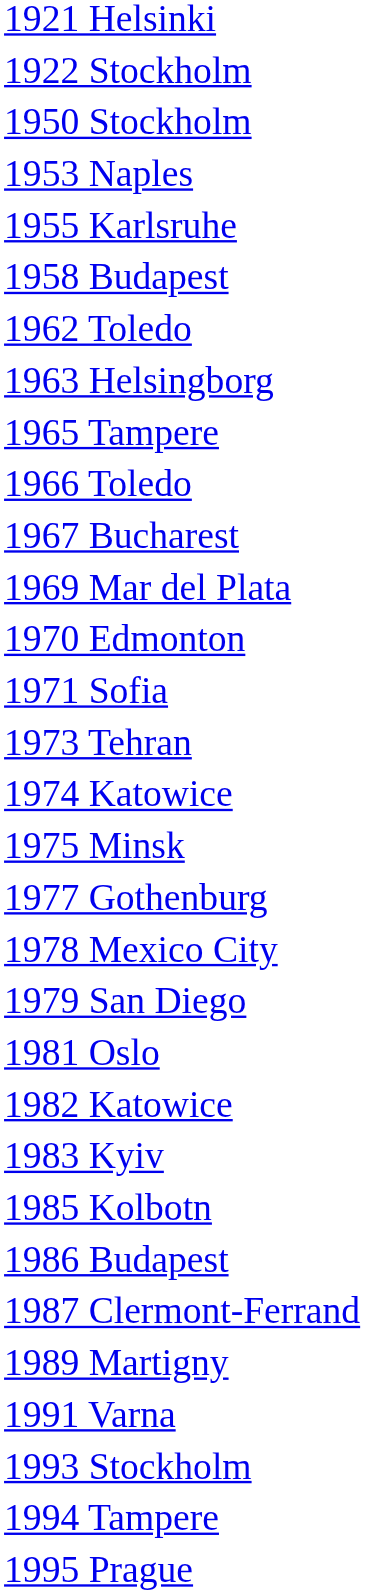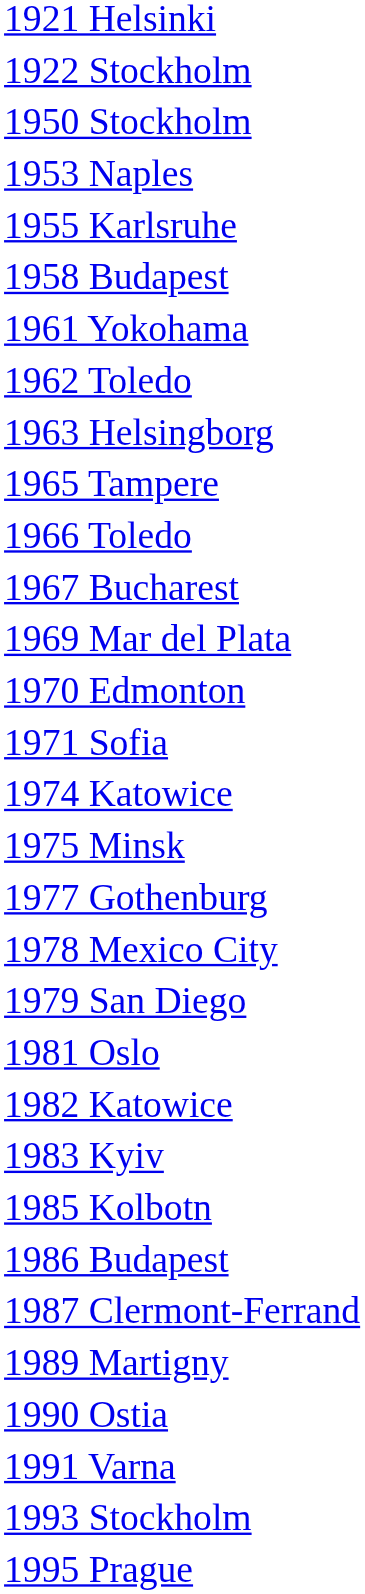+ row: (126, 328)
- row: (98, 742)
+ row: (86, 1414)
- row: (112, 1517)
